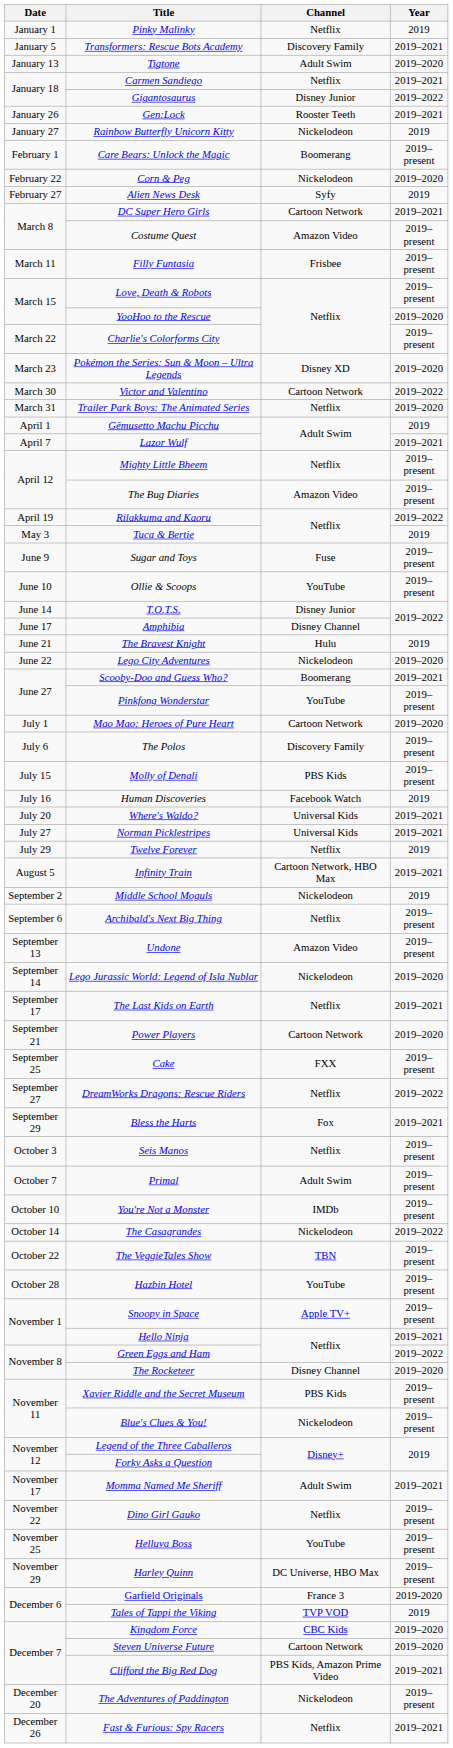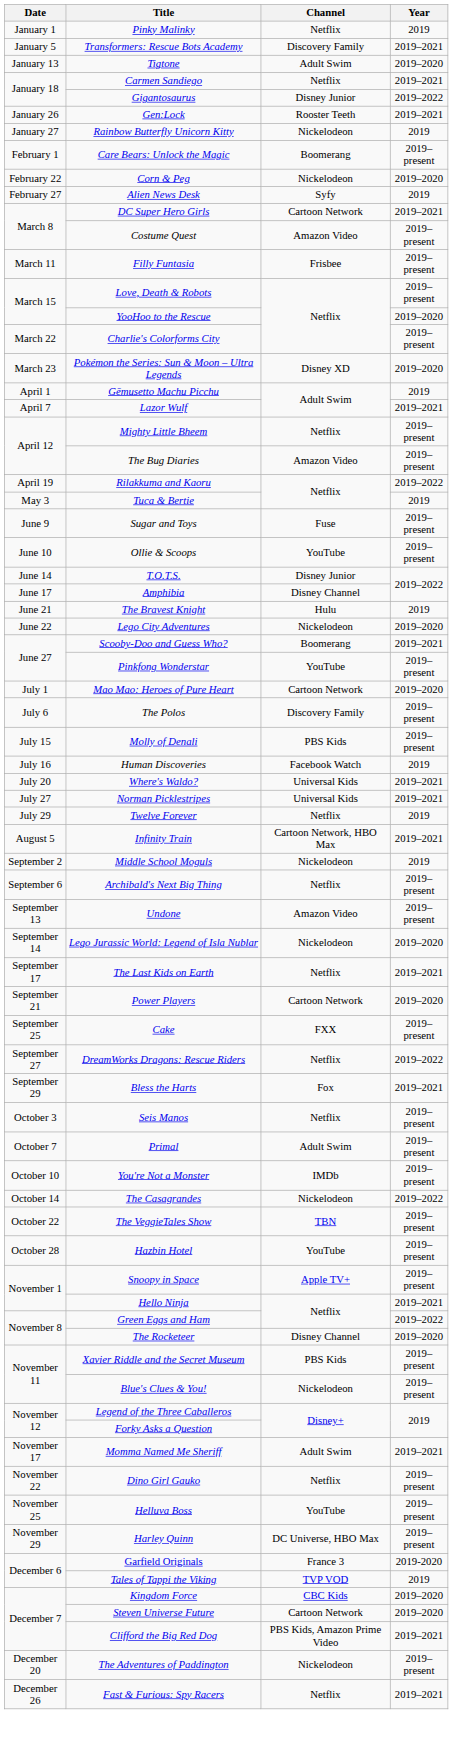- row: (164, 391)
- row: (164, 408)
